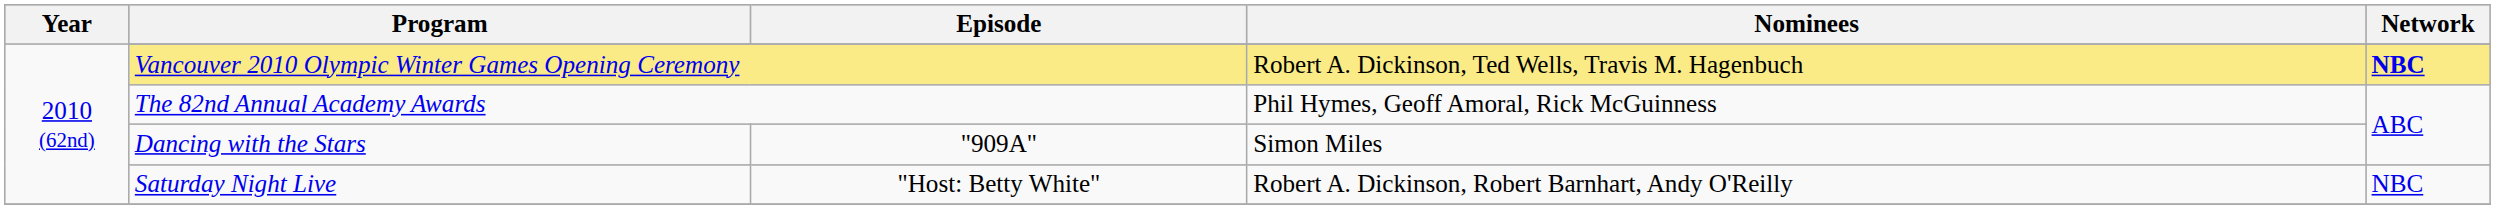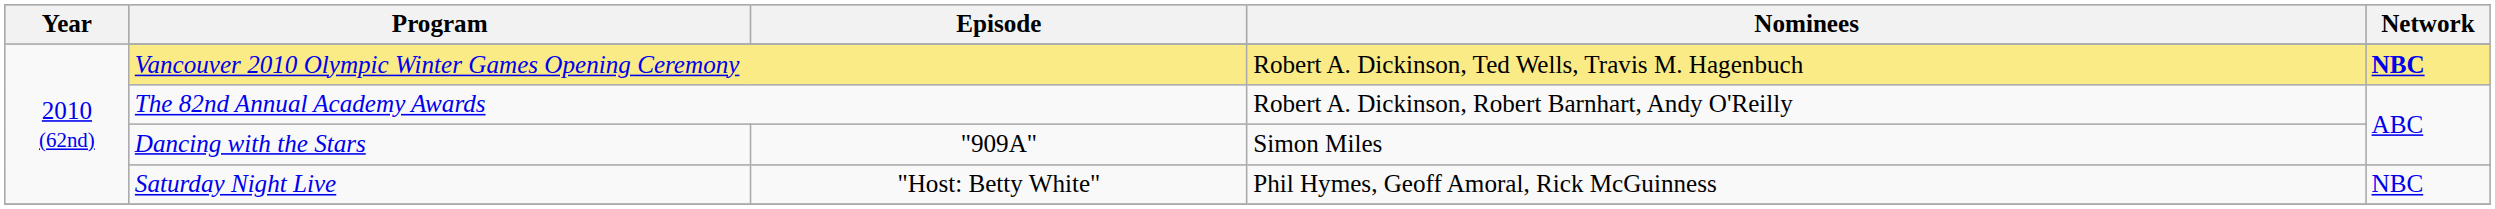(1485, 104) Phil Hymes, Geoff Amoral, Rick McGuinness -> (1523, 104) Robert A. Dickinson, Robert Barnhart, Andy O'Reilly
(1523, 183) Robert A. Dickinson, Robert Barnhart, Andy O'Reilly -> (1485, 183) Phil Hymes, Geoff Amoral, Rick McGuinness
